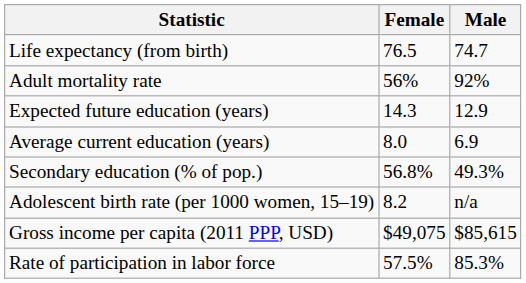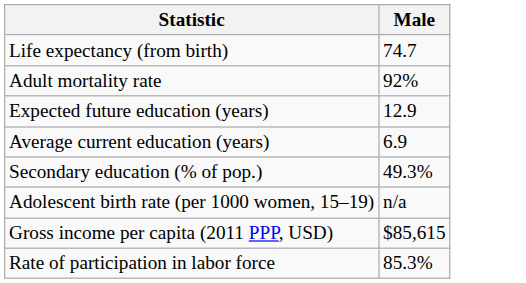- column: (414, 19)
